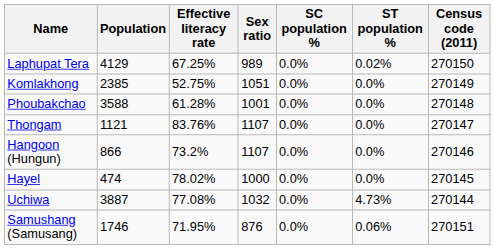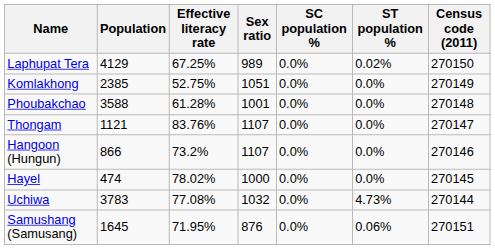(114, 199) 3887 -> (114, 199) 3783
(114, 227) 1746 -> (114, 227) 1645
